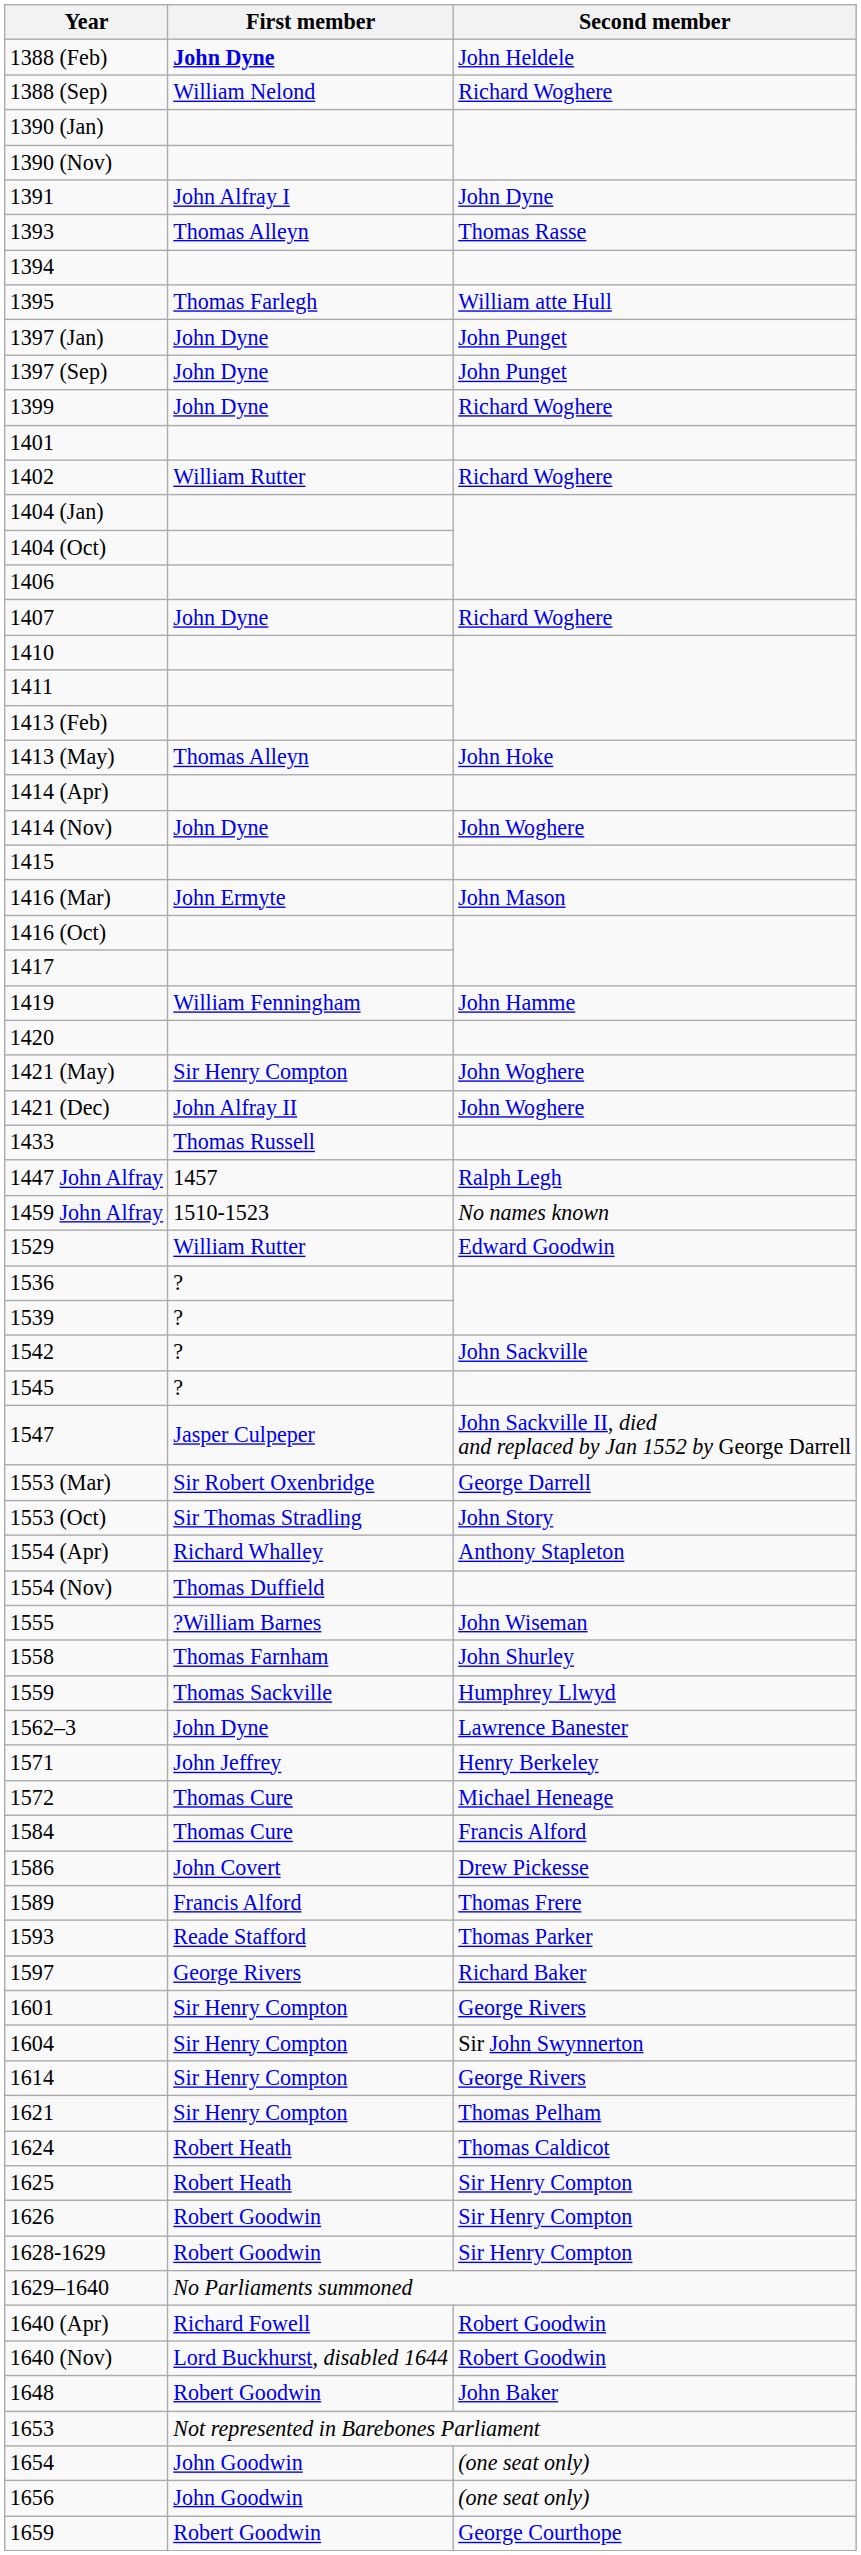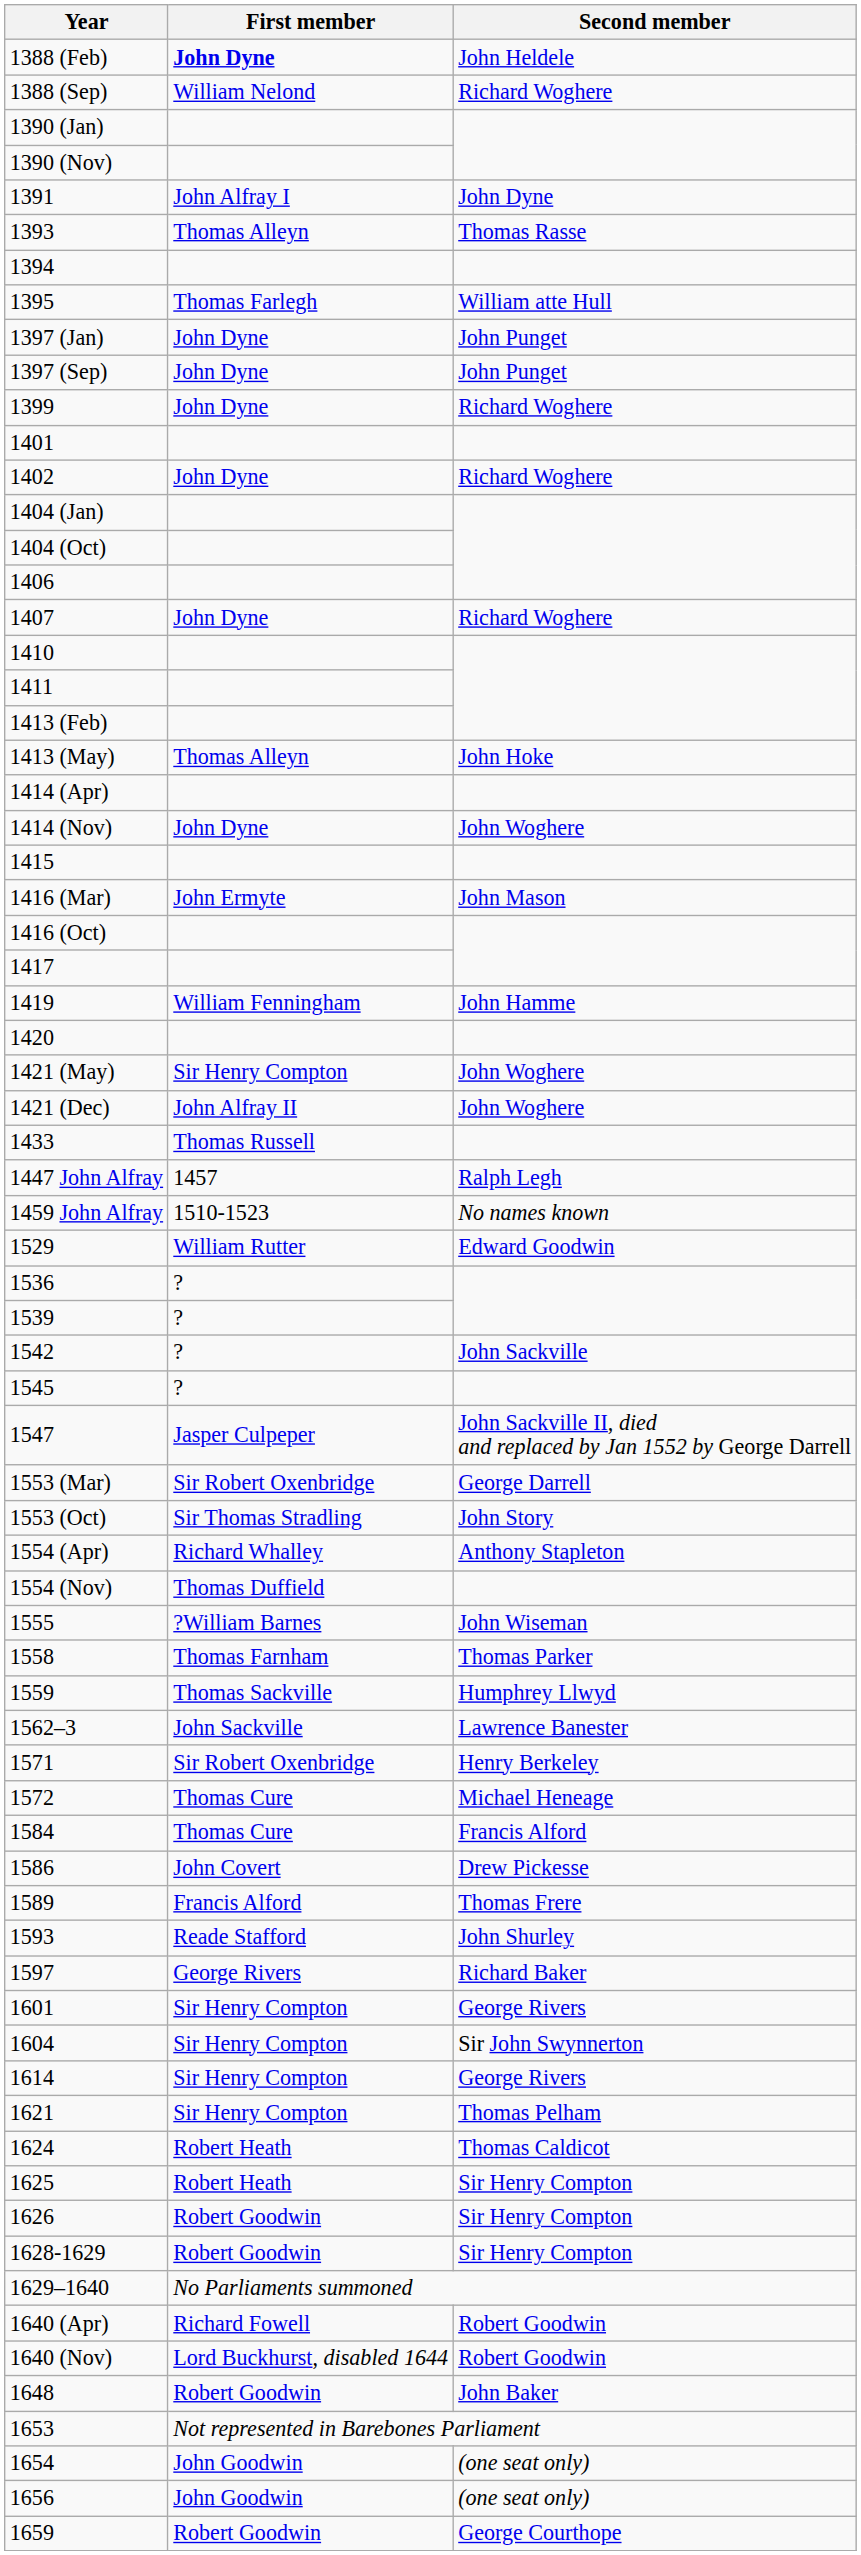(239, 477) William Rutter -> (221, 477) John Dyne
(516, 1657) John Shurley -> (525, 1657) Thomas Parker
(221, 1727) John Dyne -> (238, 1727) John Sackville
(227, 1762) John Jeffrey -> (274, 1762) Sir Robert Oxenbridge
(525, 1937) Thomas Parker -> (516, 1937) John Shurley
